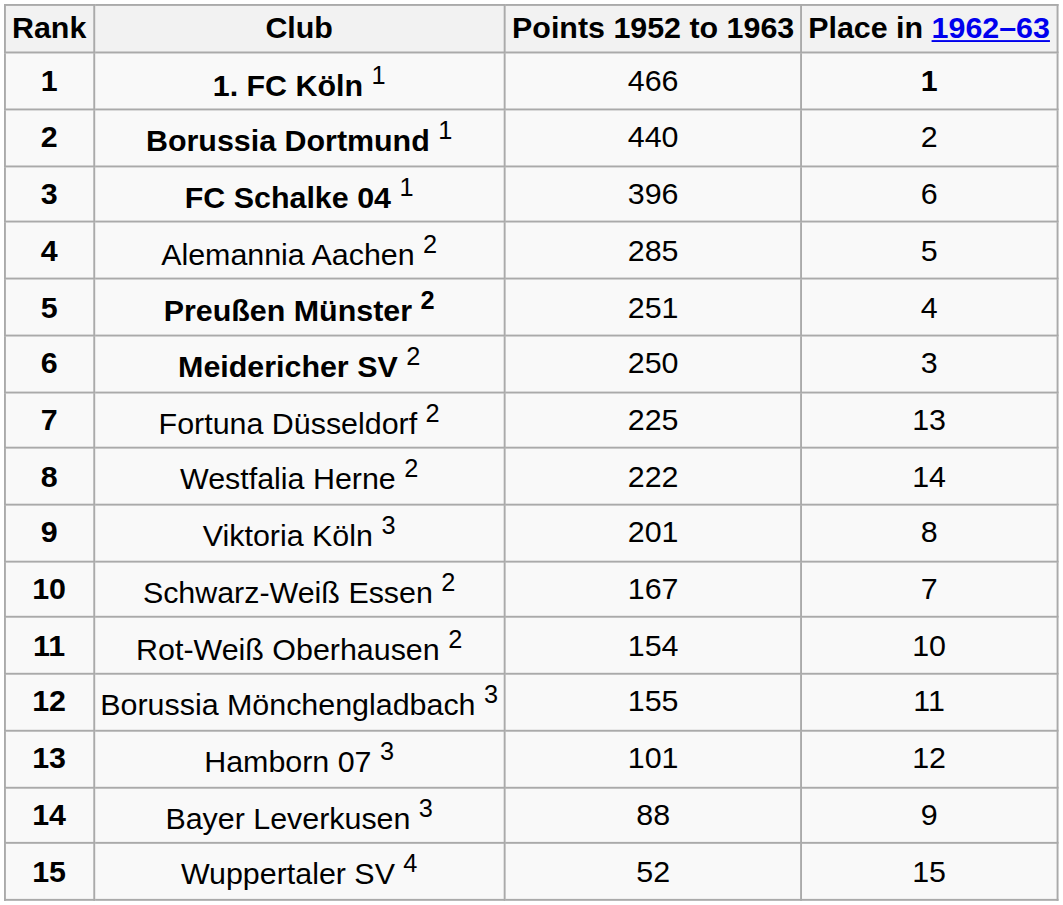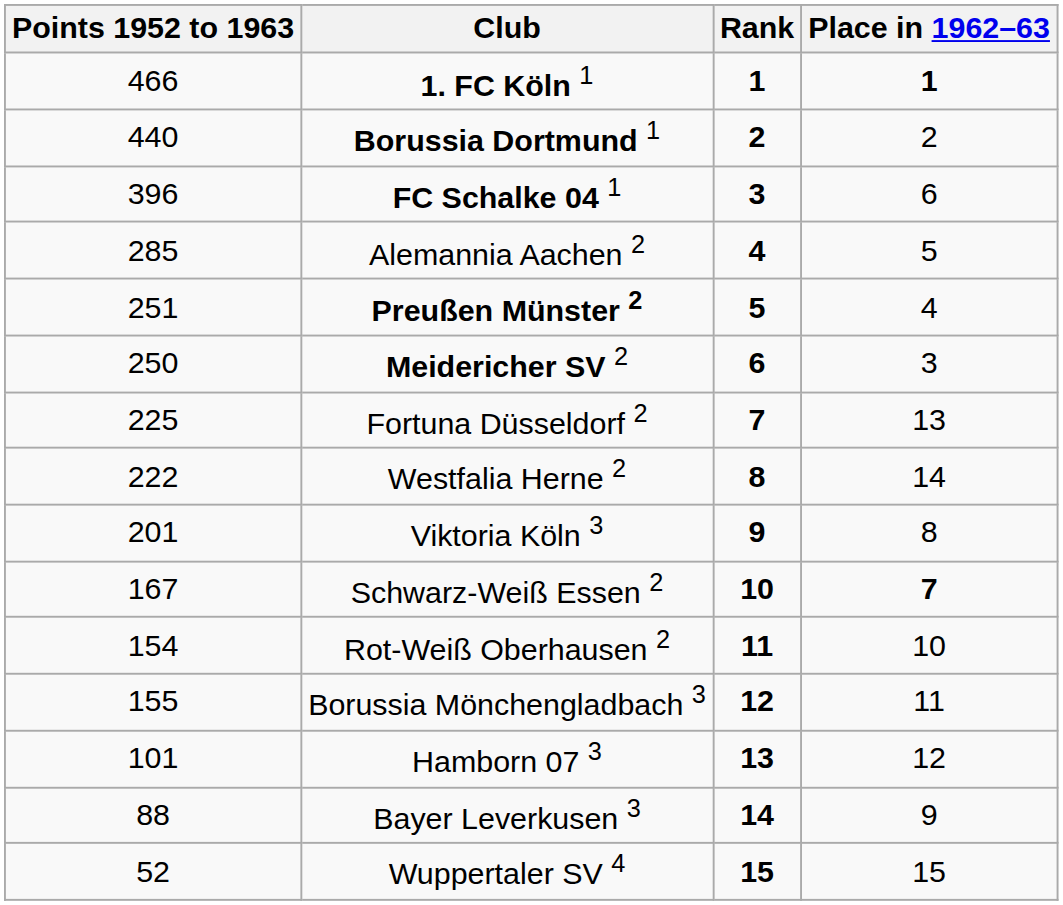columns swapped: (49, 28) <-> (653, 28)
(929, 588) normal -> (929, 588) bold
